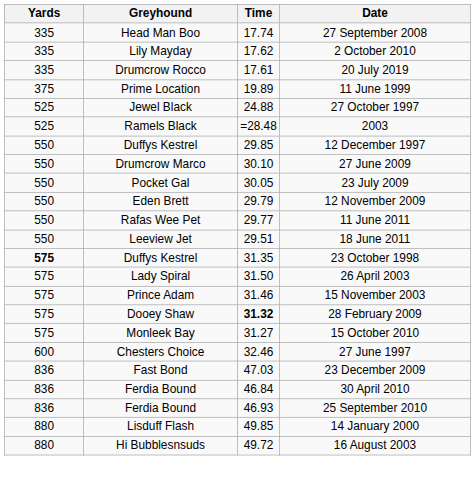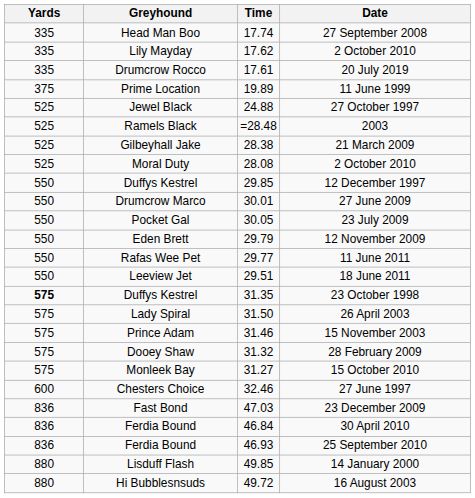+ row: (161, 145)
+ row: (161, 164)
(259, 164) 30.10 -> (259, 201) 30.01
(259, 314) bold -> (259, 351) normal
